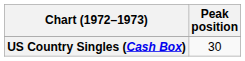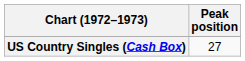(215, 46) 30 -> (215, 46) 27
